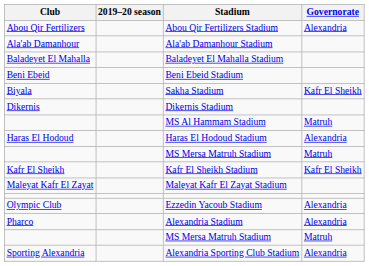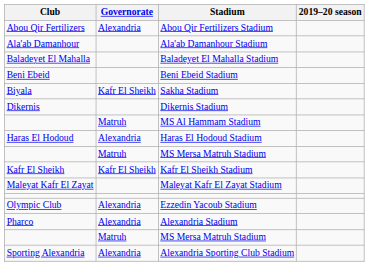columns swapped: (333, 12) <-> (129, 12)
